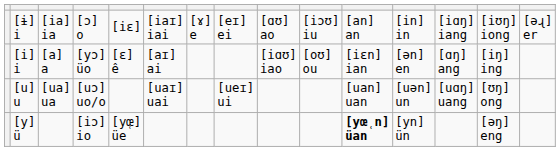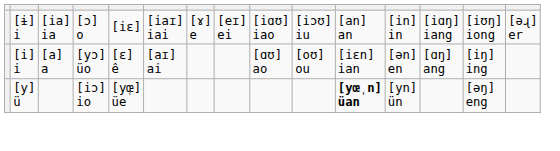(275, 27) [ɑʊ] ao -> (271, 27) [iɑʊ] iao
(278, 61) [iɑʊ] iao -> (267, 61) [ɑʊ] ao
- row: (24, 95)
